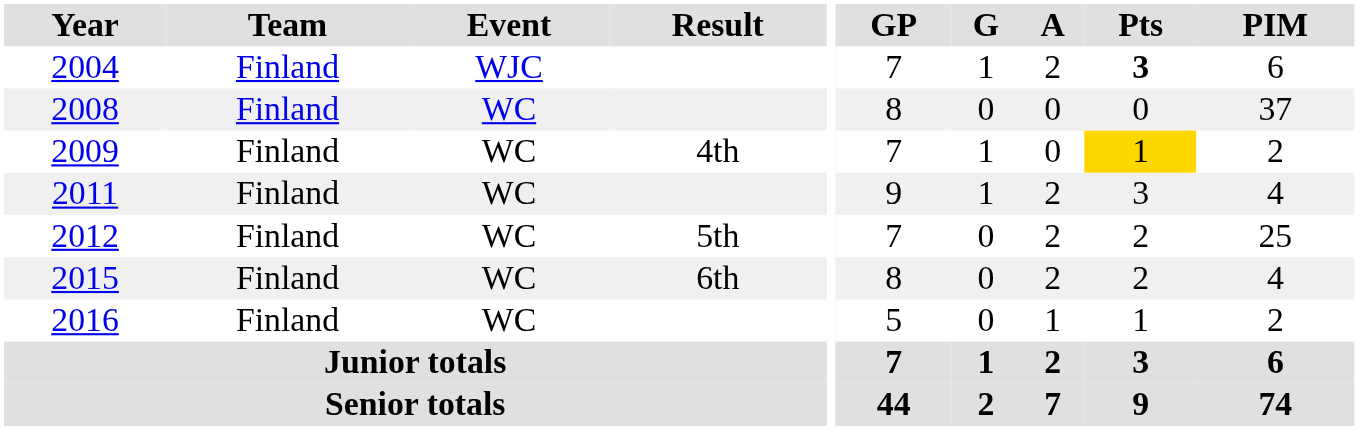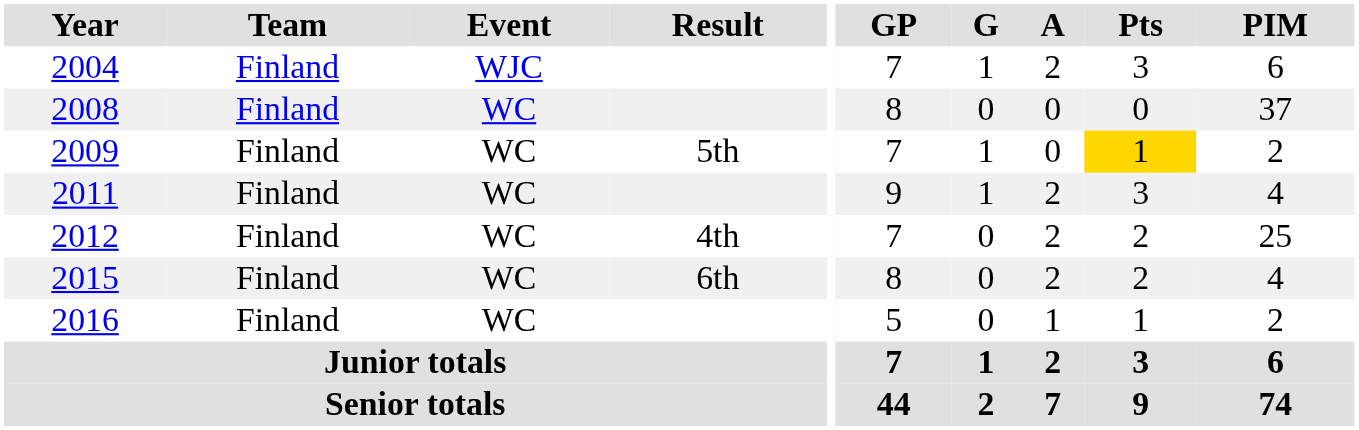(1141, 66) bold -> (1141, 66) normal
(718, 151) 4th -> (718, 151) 5th
(718, 235) 5th -> (718, 235) 4th
